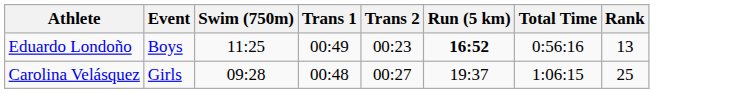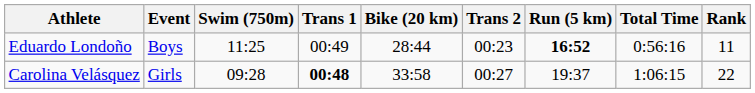+ column: (411, 18)
(625, 46) 13 -> (726, 46) 11
(329, 74) normal -> (329, 74) bold
(625, 74) 25 -> (726, 74) 22
